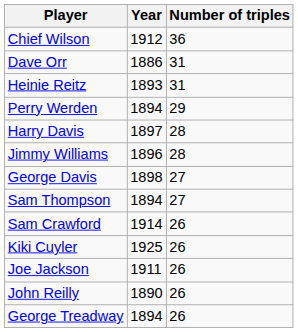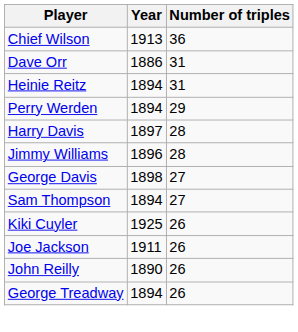(146, 39) 1912 -> (146, 39) 1913
(146, 85) 1893 -> (146, 85) 1894
- row: (54, 223)
